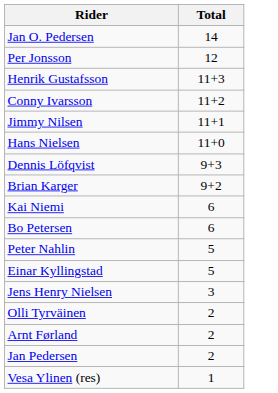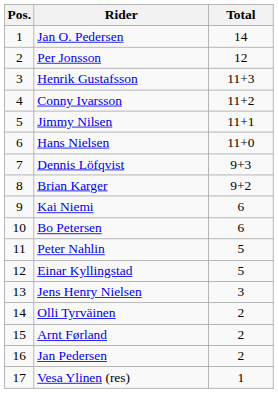+ column: (19, 15)
